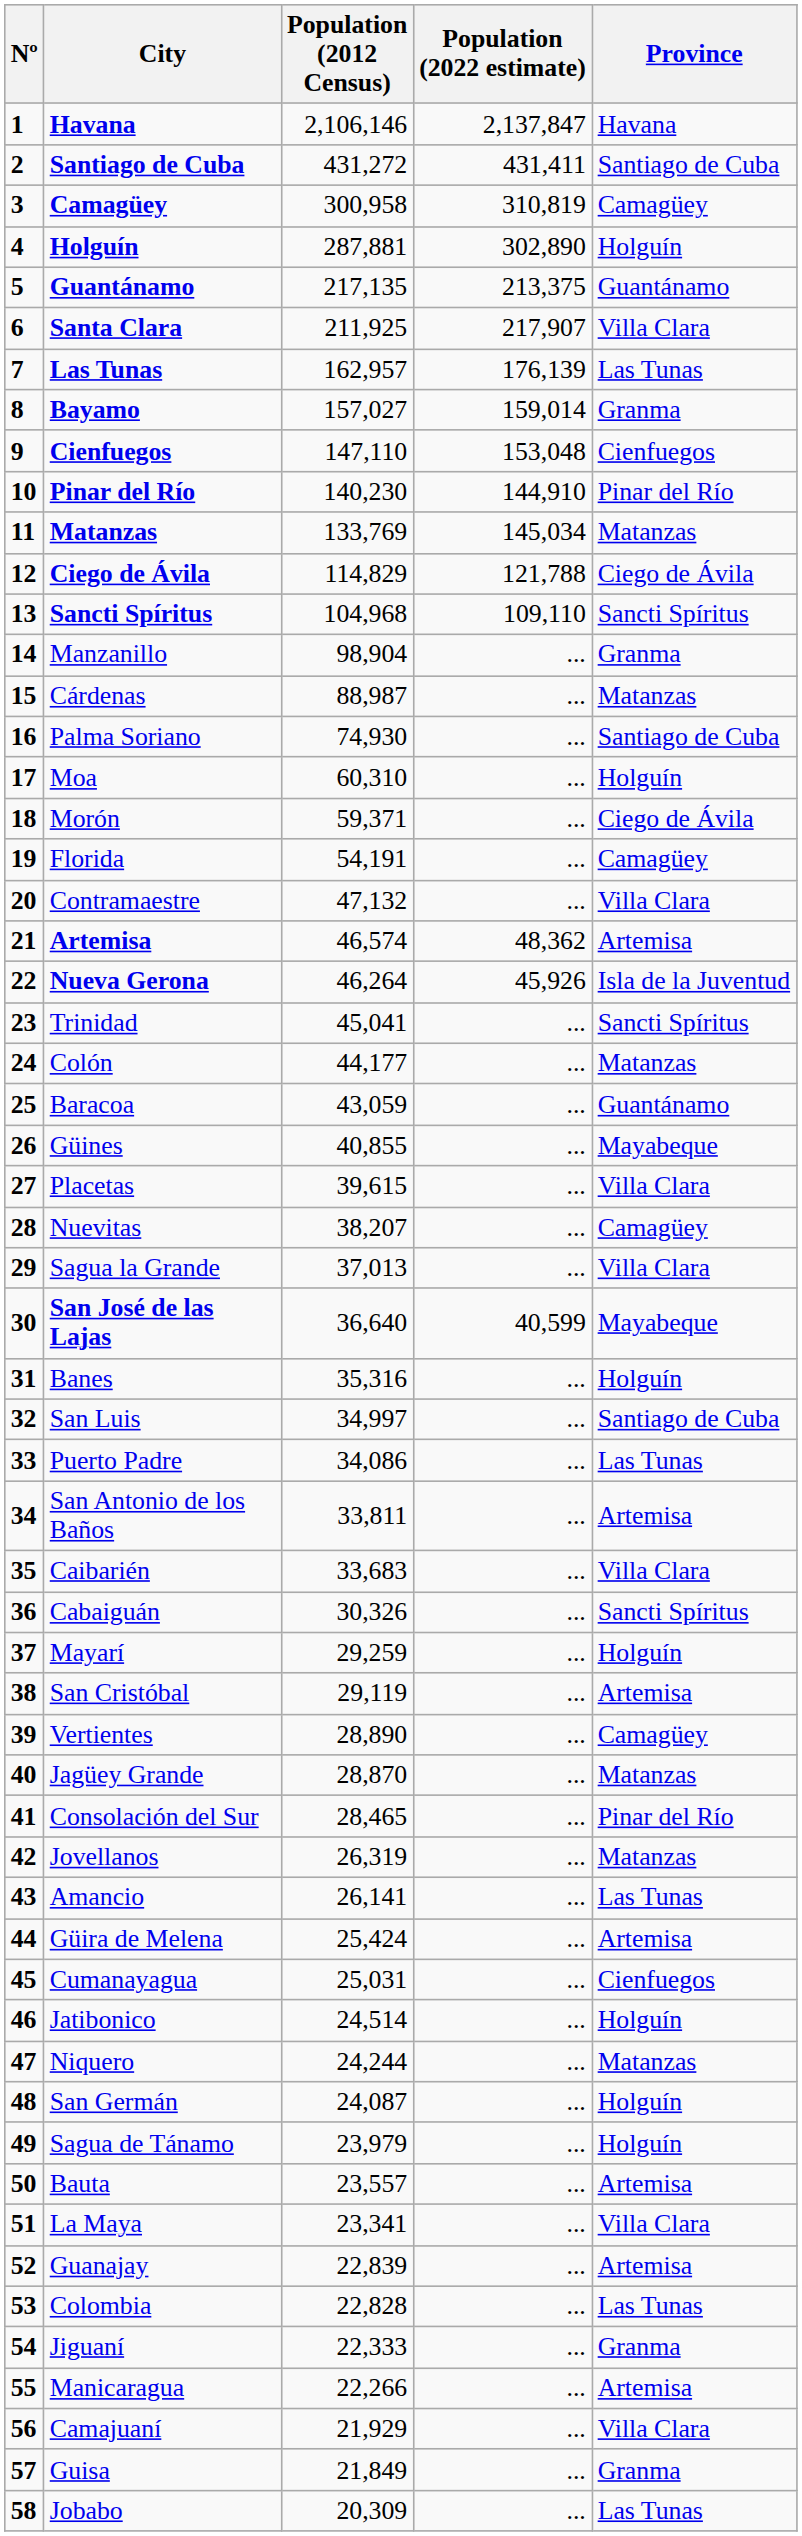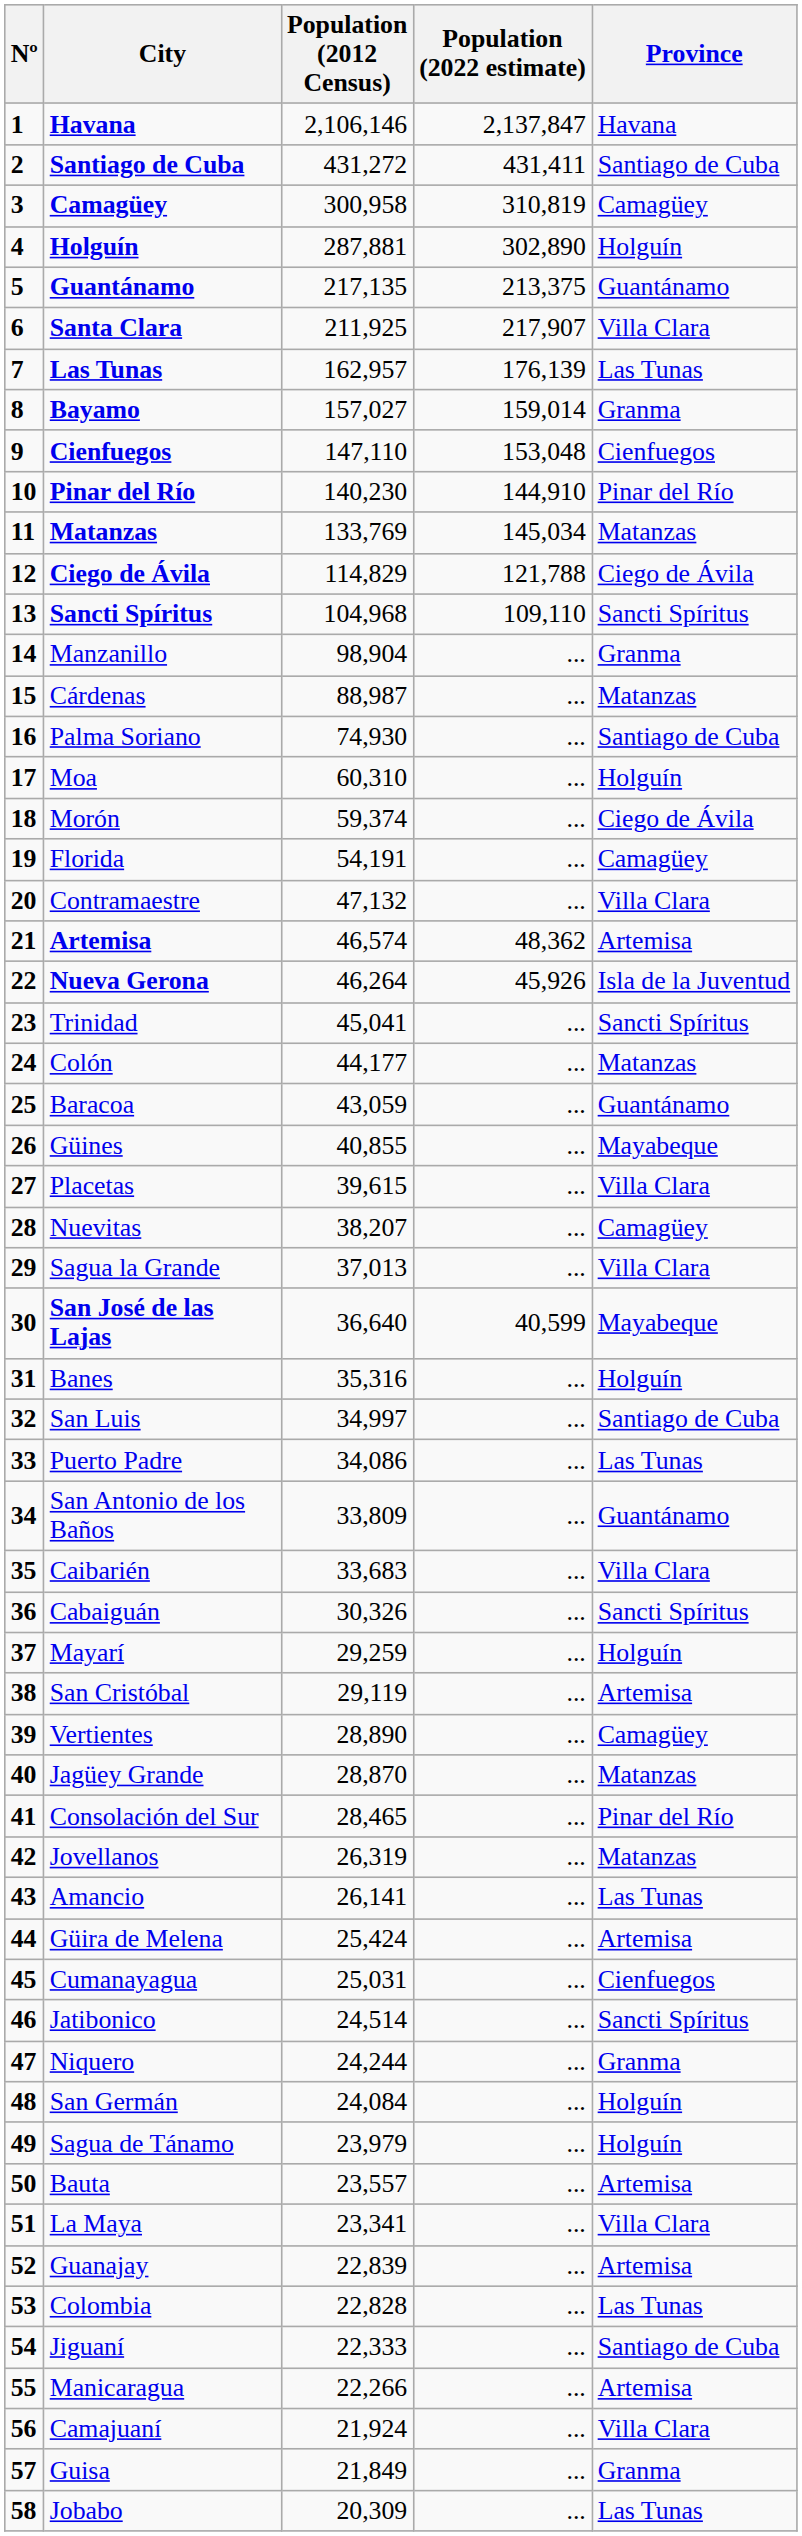(372, 818) 59,371 -> (372, 818) 59,374
(372, 1515) 33,811 -> (372, 1515) 33,809
(645, 1515) Artemisa -> (663, 1515) Guantánamo
(640, 2020) Holguín -> (673, 2020) Sancti Spíritus
(647, 2060) Matanzas -> (639, 2060) Granma
(372, 2101) 24,087 -> (372, 2101) 24,084
(639, 2346) Granma -> (689, 2346) Santiago de Cuba
(372, 2428) 21,929 -> (372, 2428) 21,924
